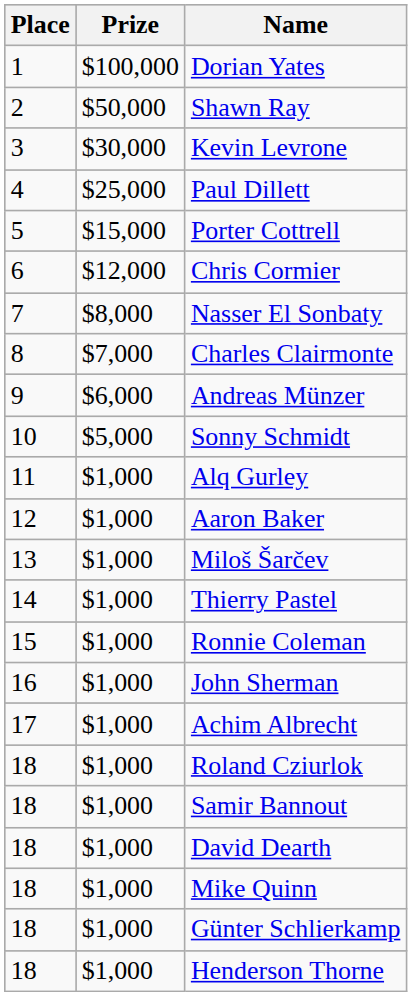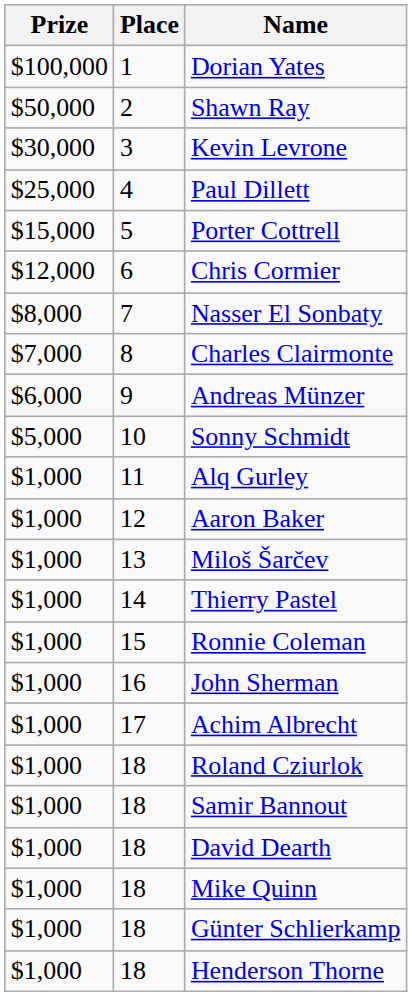columns swapped: (40, 25) <-> (130, 25)
